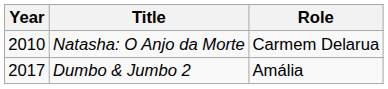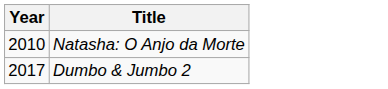- column: (316, 17)
